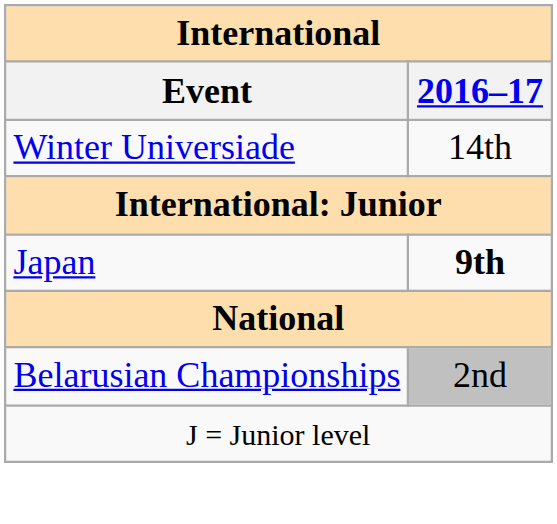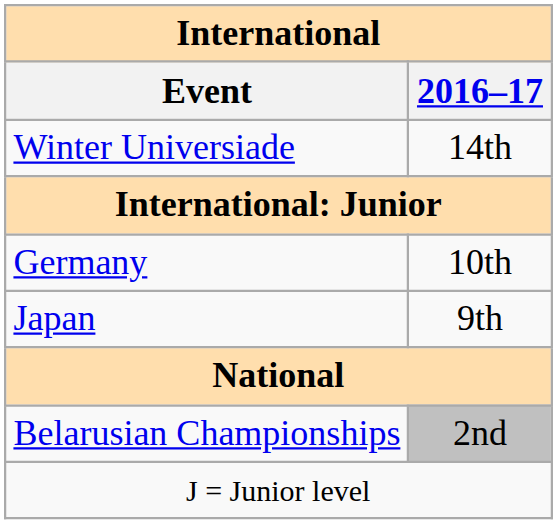+ row: (80, 261)
(480, 261) bold -> (480, 318) normal
